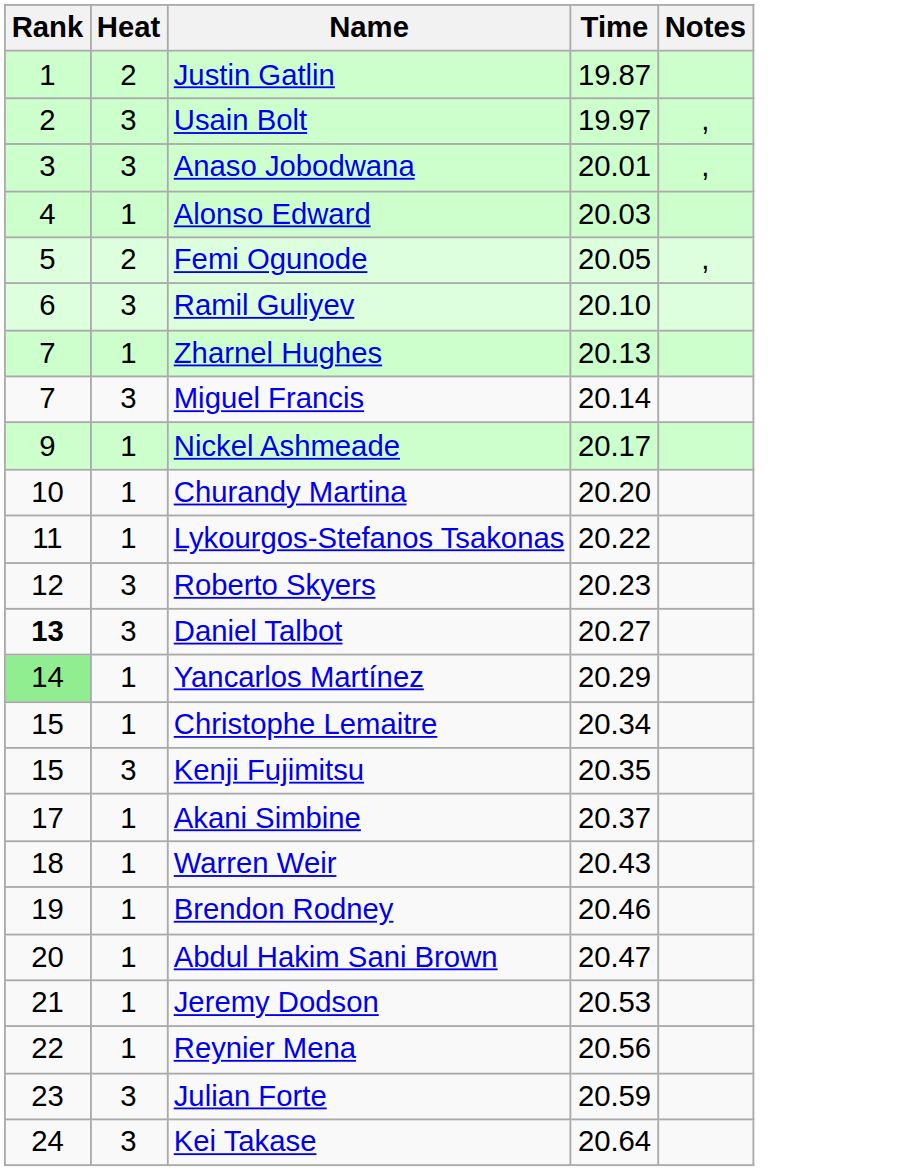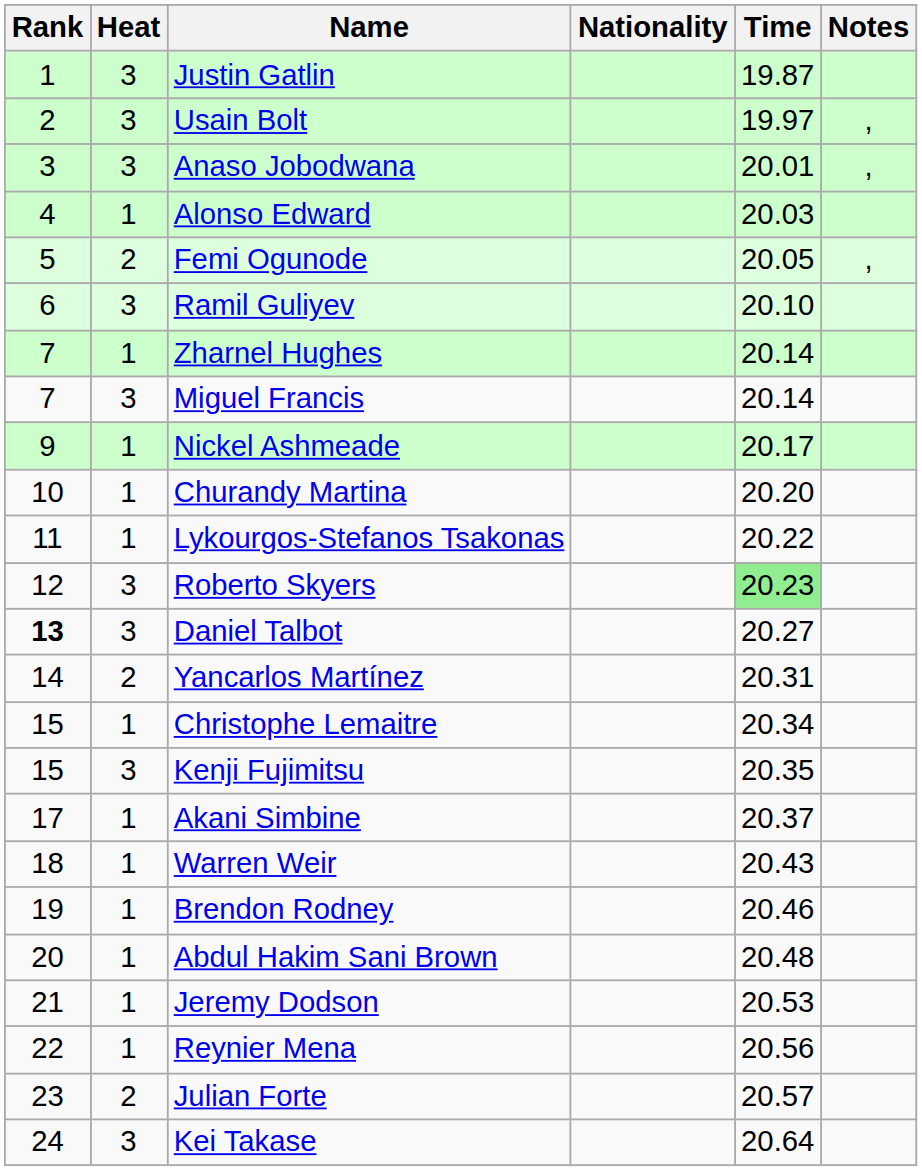+ column: (653, 27)
(128, 74) 2 -> (128, 74) 3
(615, 352) 20.13 -> (778, 352) 20.14
(615, 584) no background -> (778, 584) lightgreen background
(47, 677) lightgreen background -> (47, 677) no background
(128, 677) 1 -> (128, 677) 2
(615, 677) 20.29 -> (778, 677) 20.31
(615, 956) 20.47 -> (778, 956) 20.48
(128, 1095) 3 -> (128, 1095) 2
(615, 1095) 20.59 -> (778, 1095) 20.57
